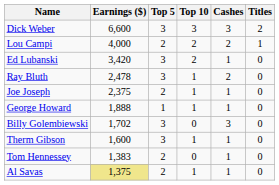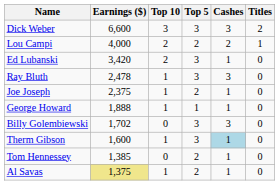columns swapped: (163, 12) <-> (194, 12)
(228, 76) 2 -> (228, 76) 3
(228, 140) no background -> (228, 140) lightblue background
(120, 156) 1,383 -> (120, 156) 1,385
